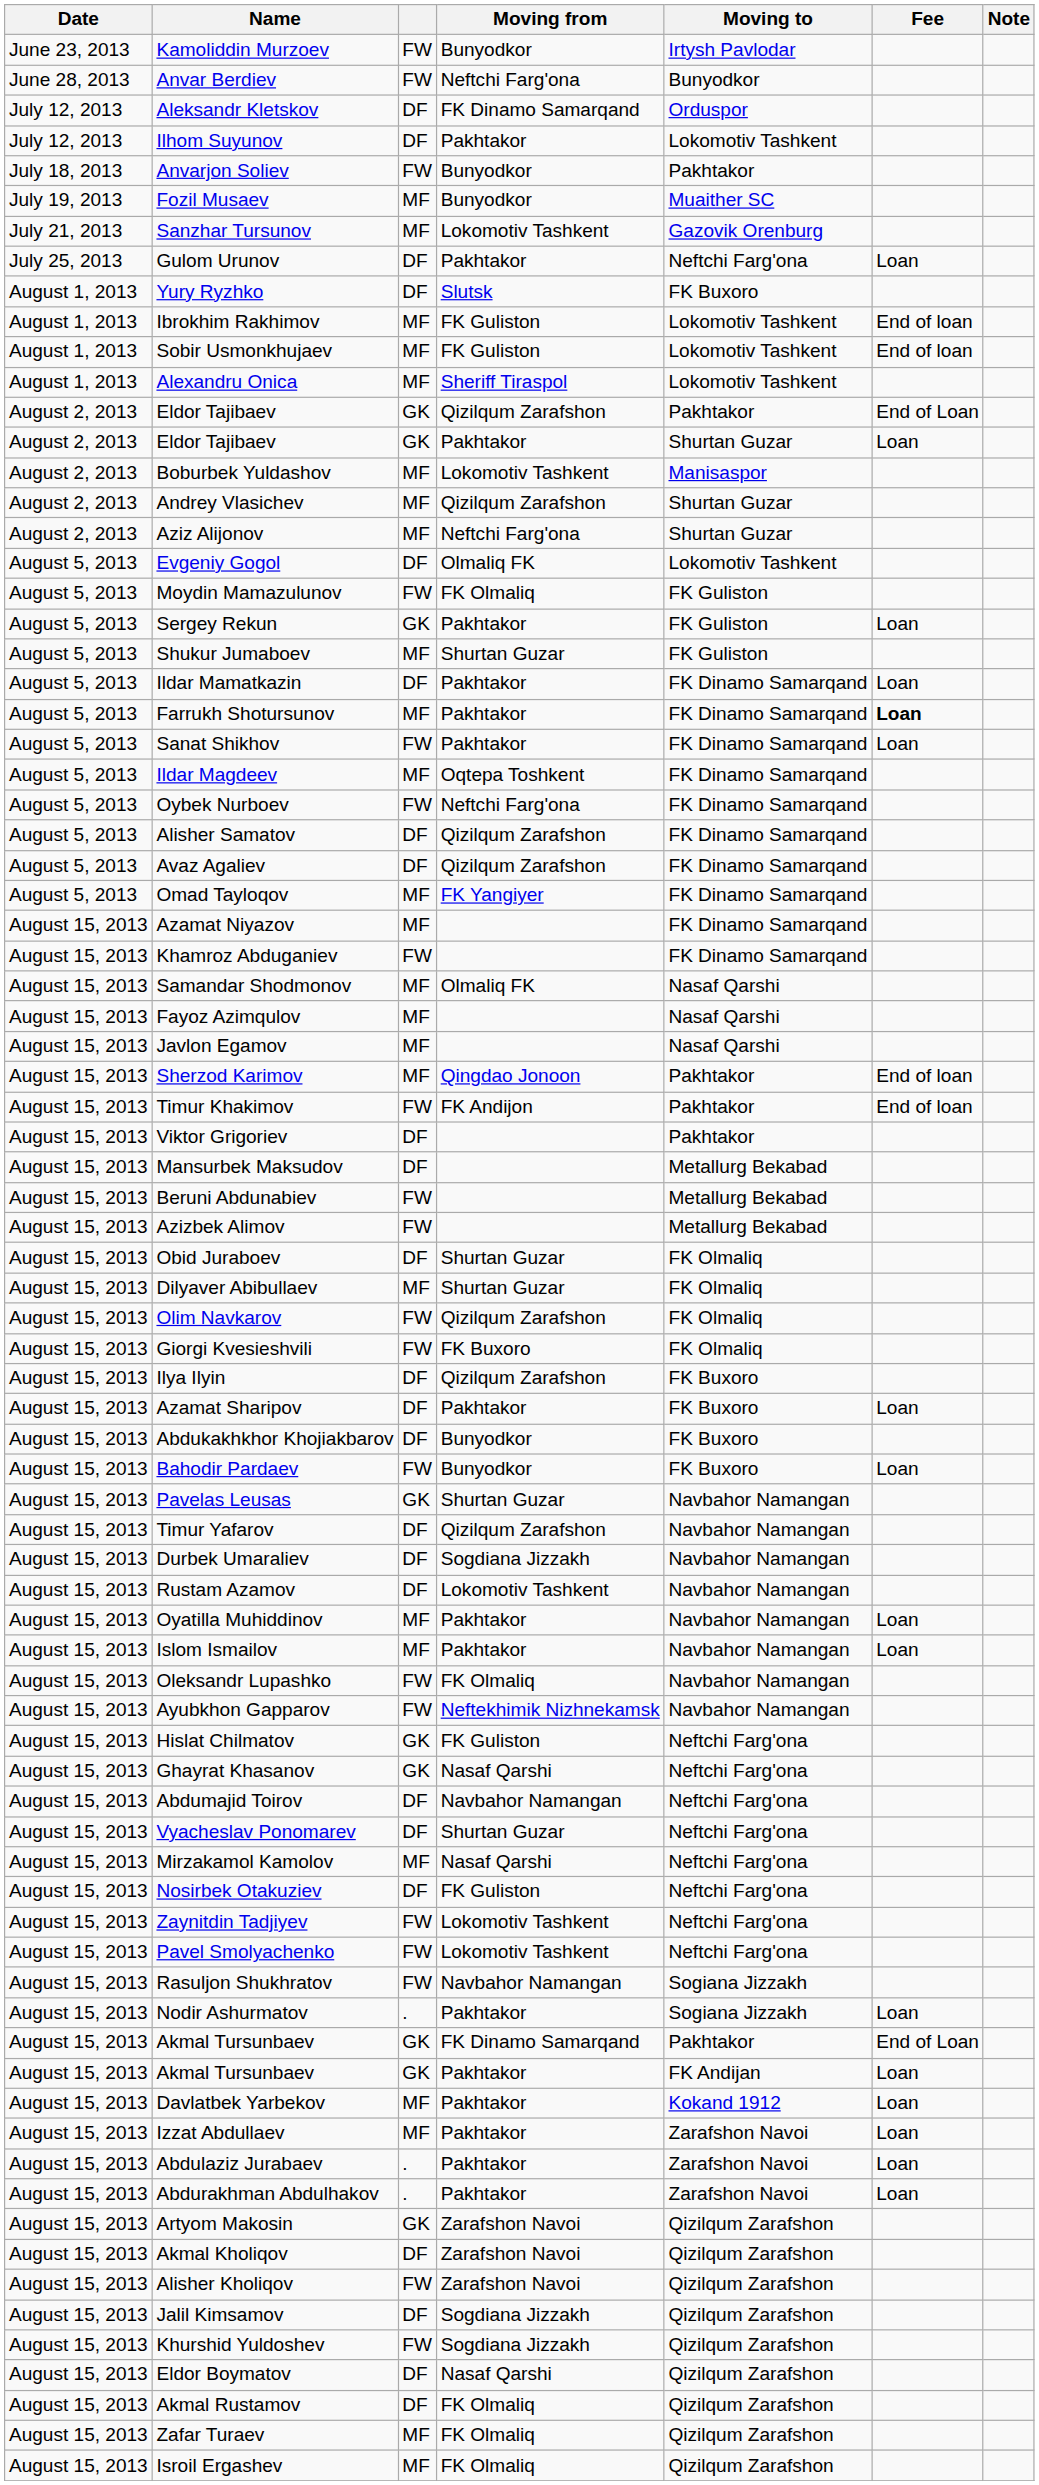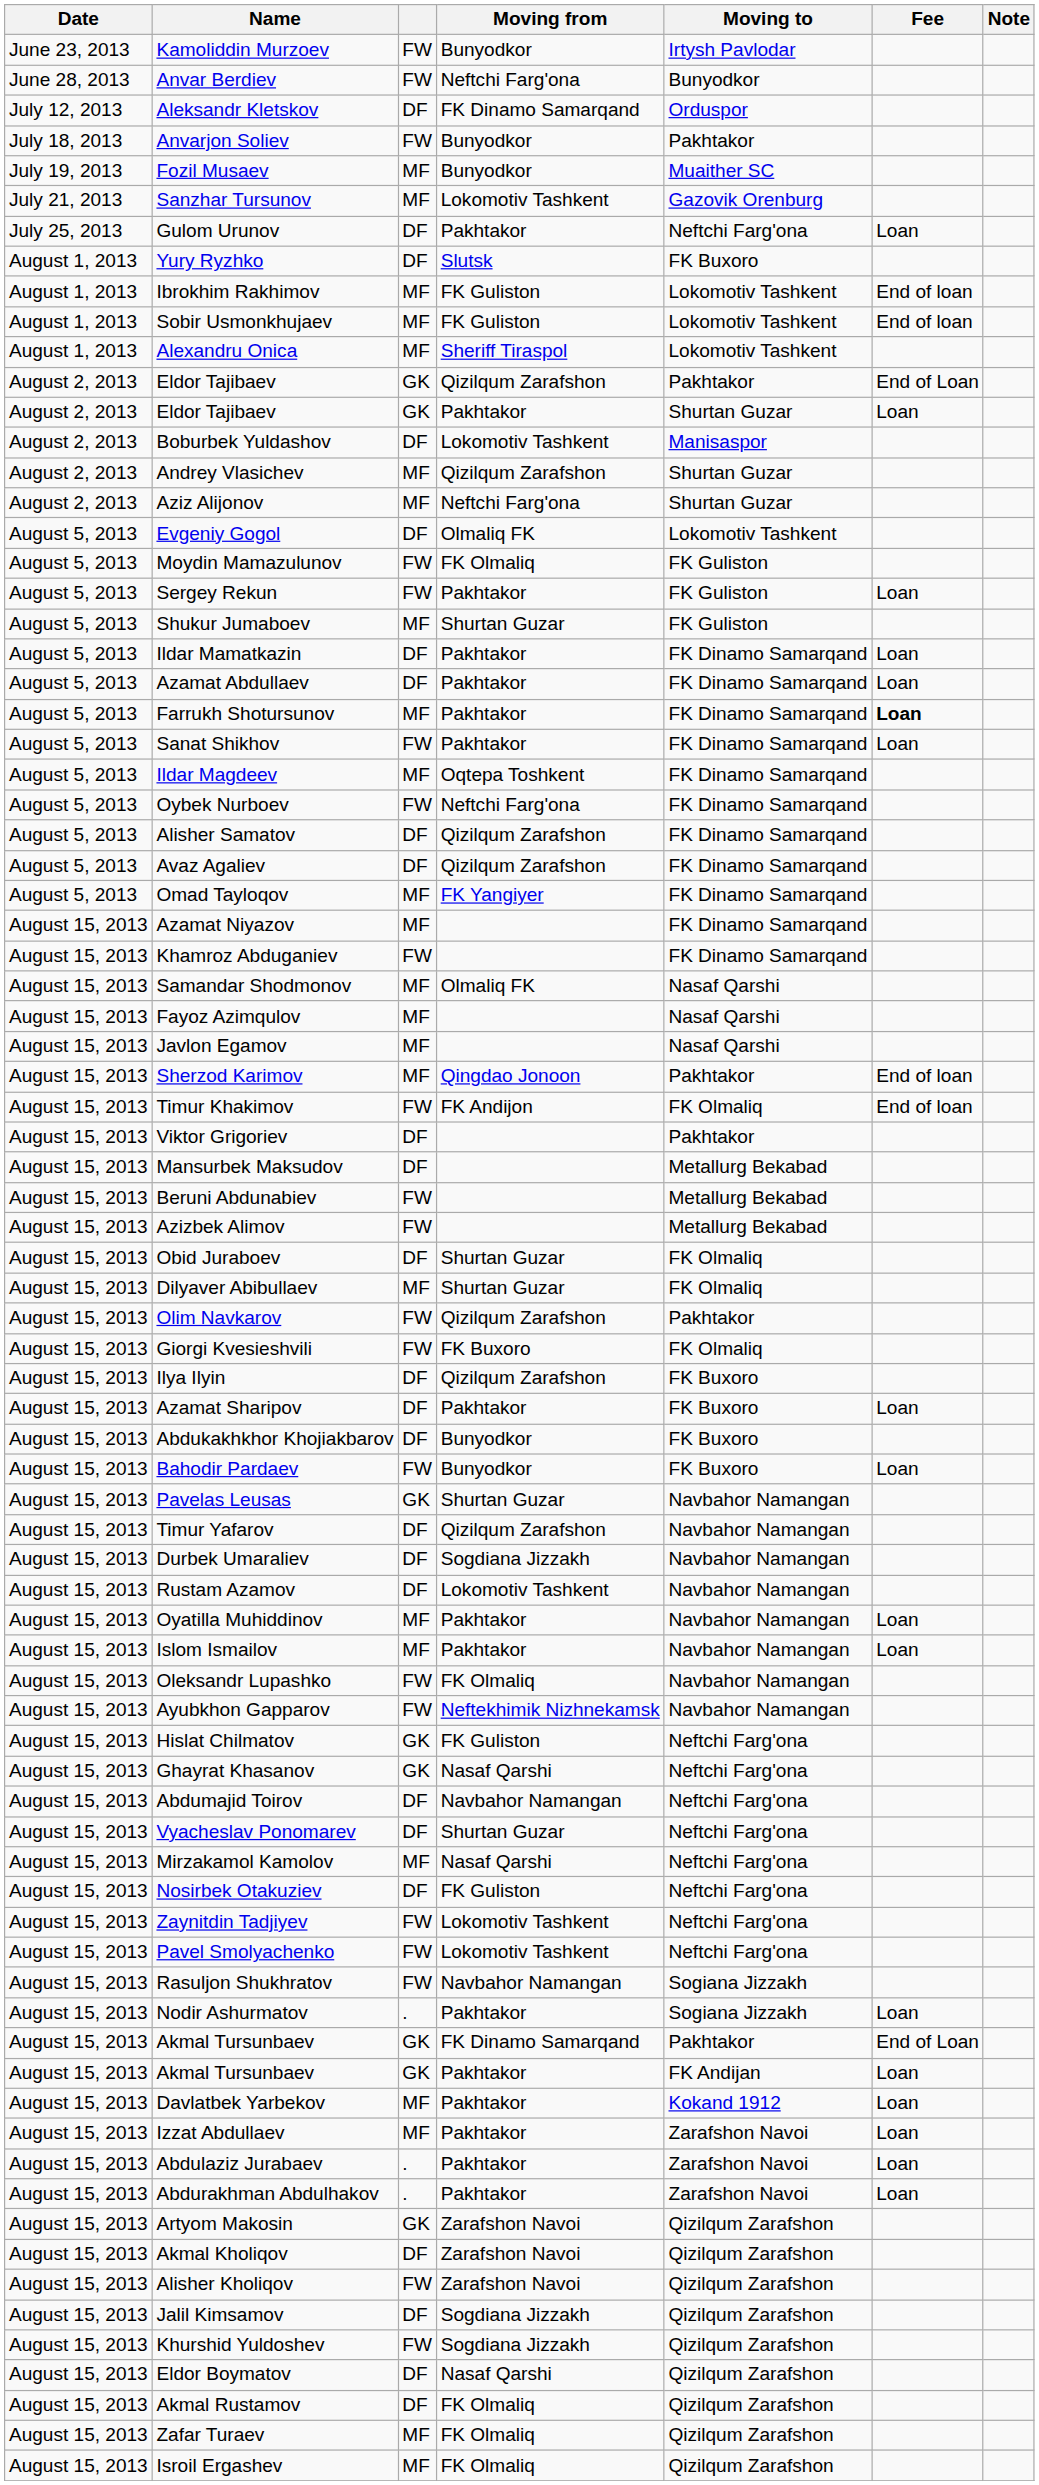- row: (219, 140)
(416, 472) MF -> (415, 442) DF
(416, 623) GK -> (417, 593) FW
+ row: (233, 683)
(711, 1106) Pakhtakor -> (716, 1106) FK Olmaliq
(716, 1318) FK Olmaliq -> (711, 1318) Pakhtakor
